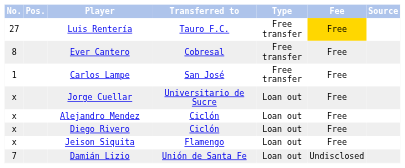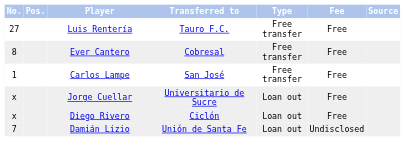(337, 29) gold background -> (337, 29) no background
- row: (100, 116)
- row: (100, 143)
